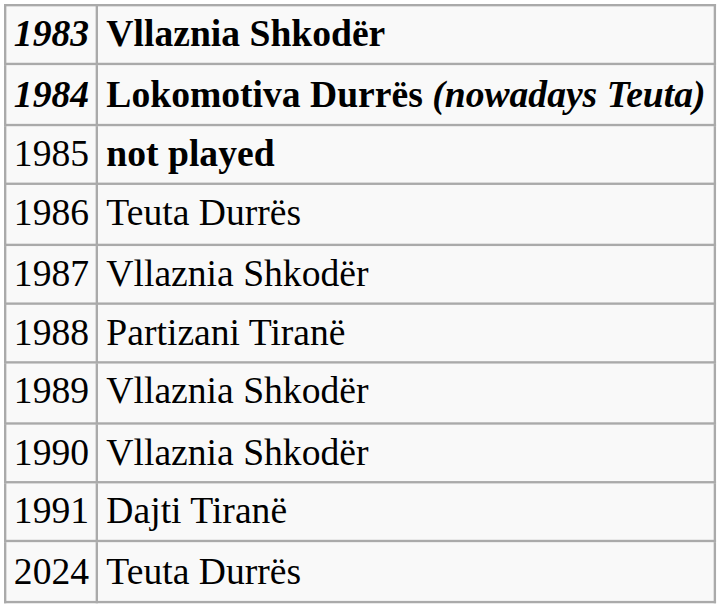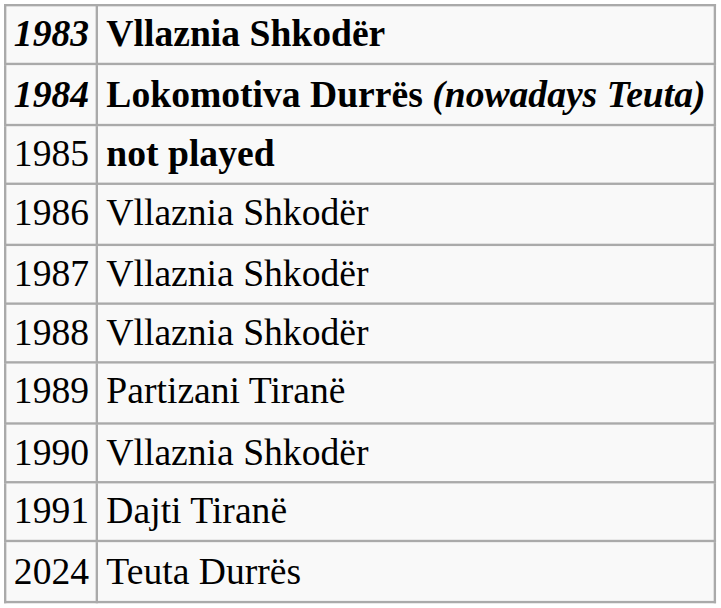(204, 213) Teuta Durrës -> (237, 213) Vllaznia Shkodër
(226, 332) Partizani Tiranë -> (237, 332) Vllaznia Shkodër
(237, 392) Vllaznia Shkodër -> (226, 392) Partizani Tiranë
